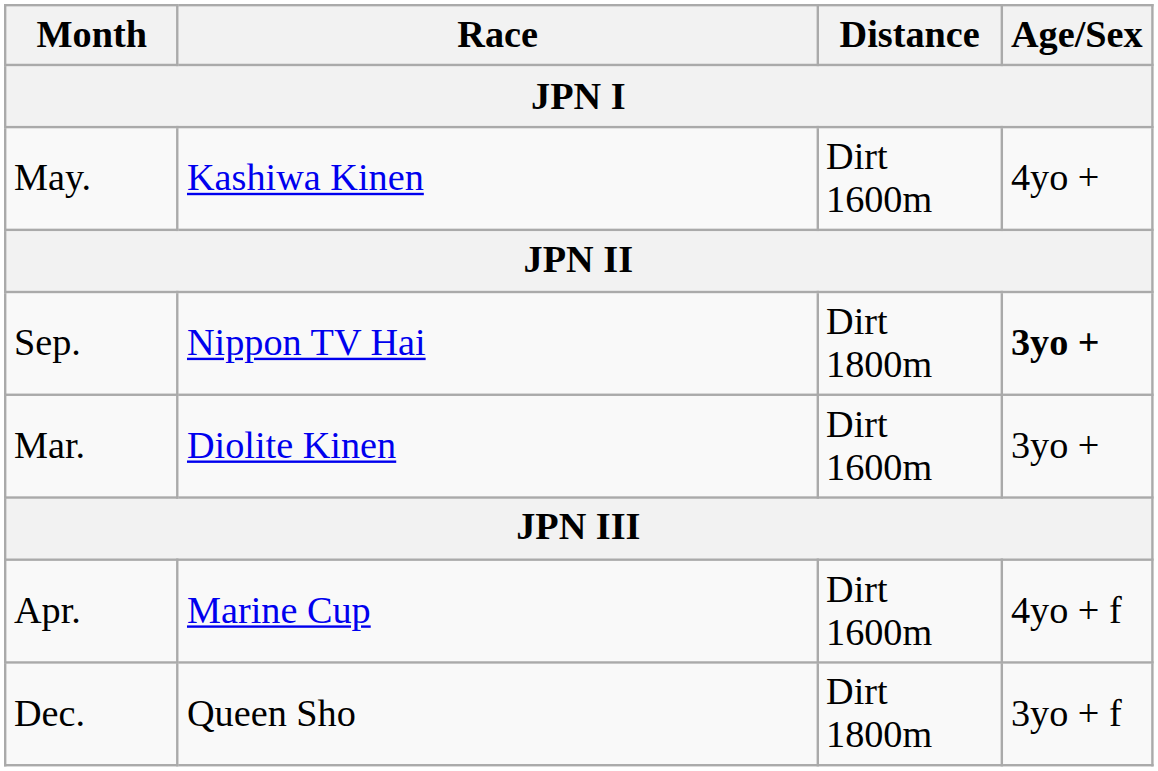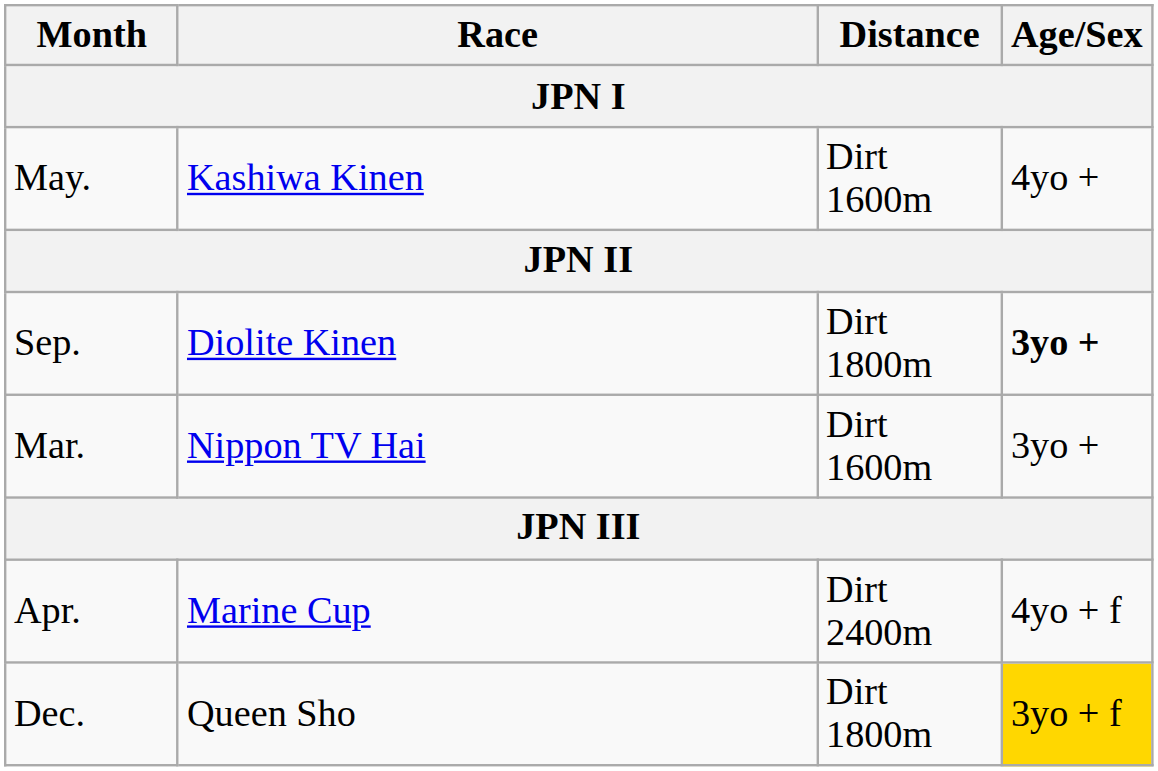(306, 341) Nippon TV Hai -> (292, 341) Diolite Kinen
(292, 445) Diolite Kinen -> (306, 445) Nippon TV Hai
(879, 609) Dirt 1600m -> (879, 609) Dirt 2400m
(1066, 713) no background -> (1066, 713) gold background
